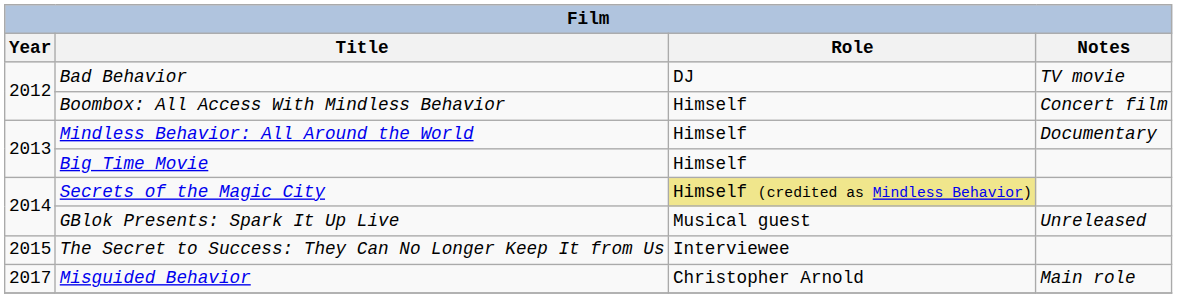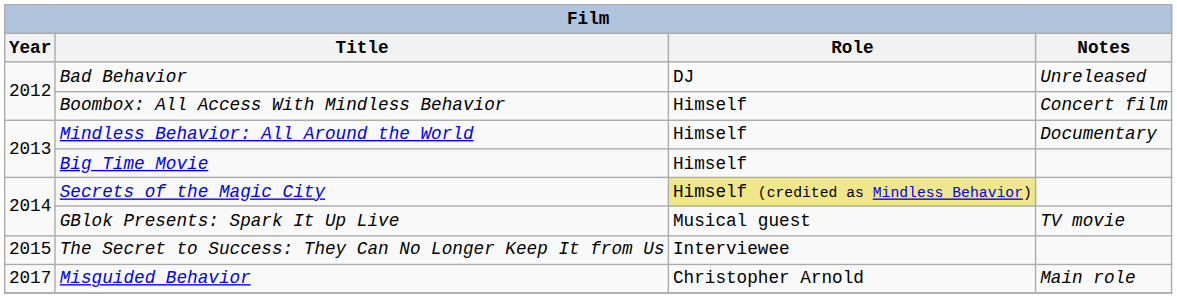(1083, 77) TV movie -> (1093, 77) Unreleased
(1093, 221) Unreleased -> (1083, 221) TV movie
